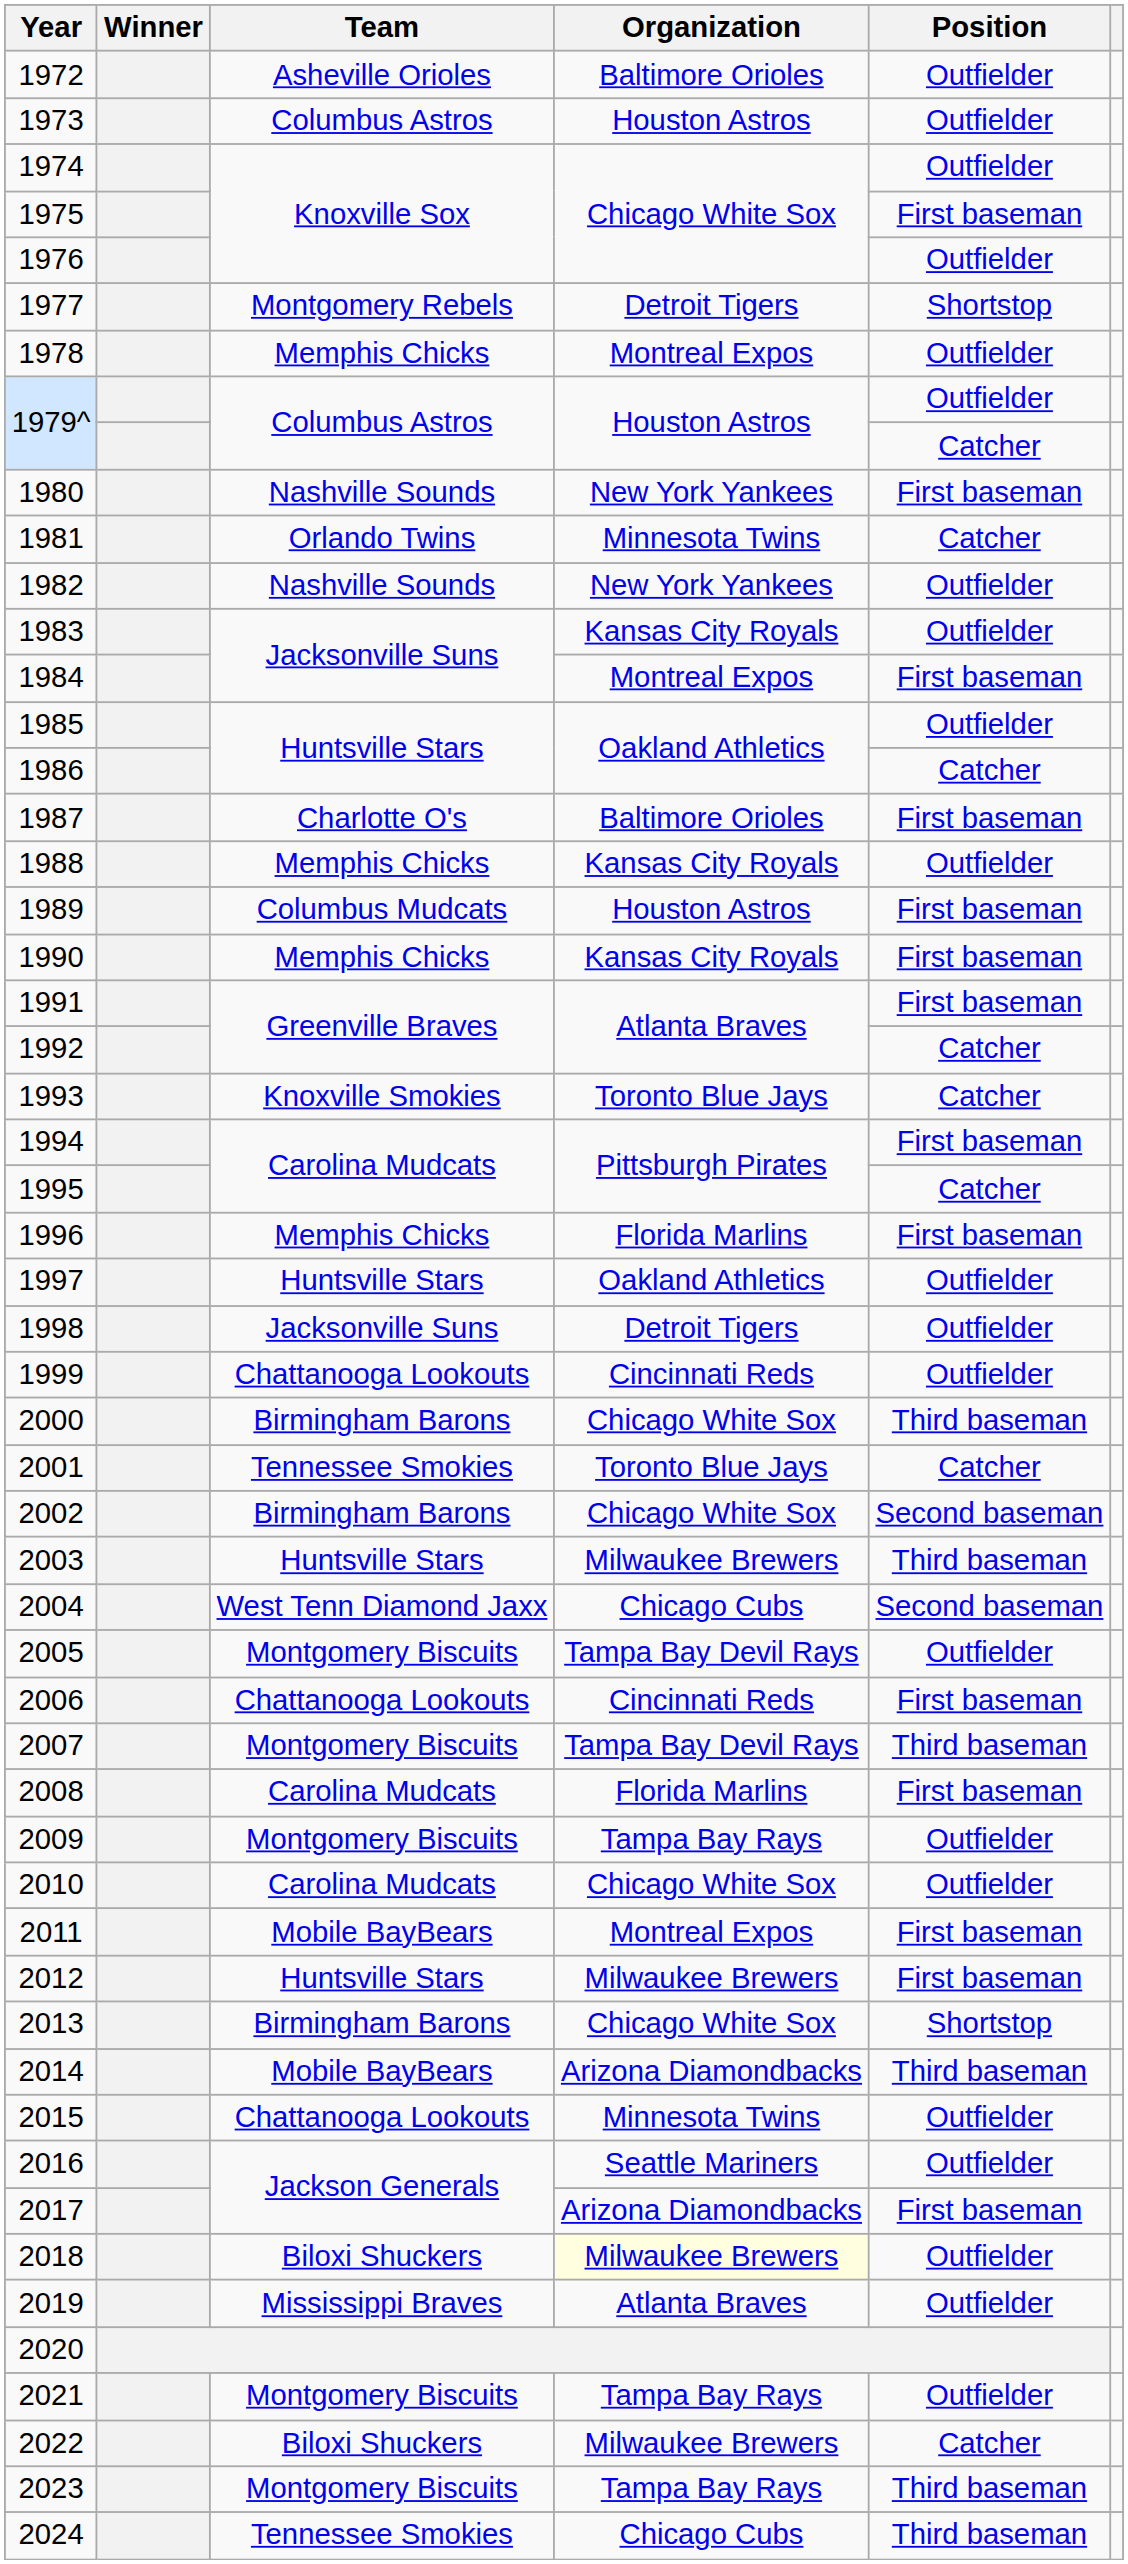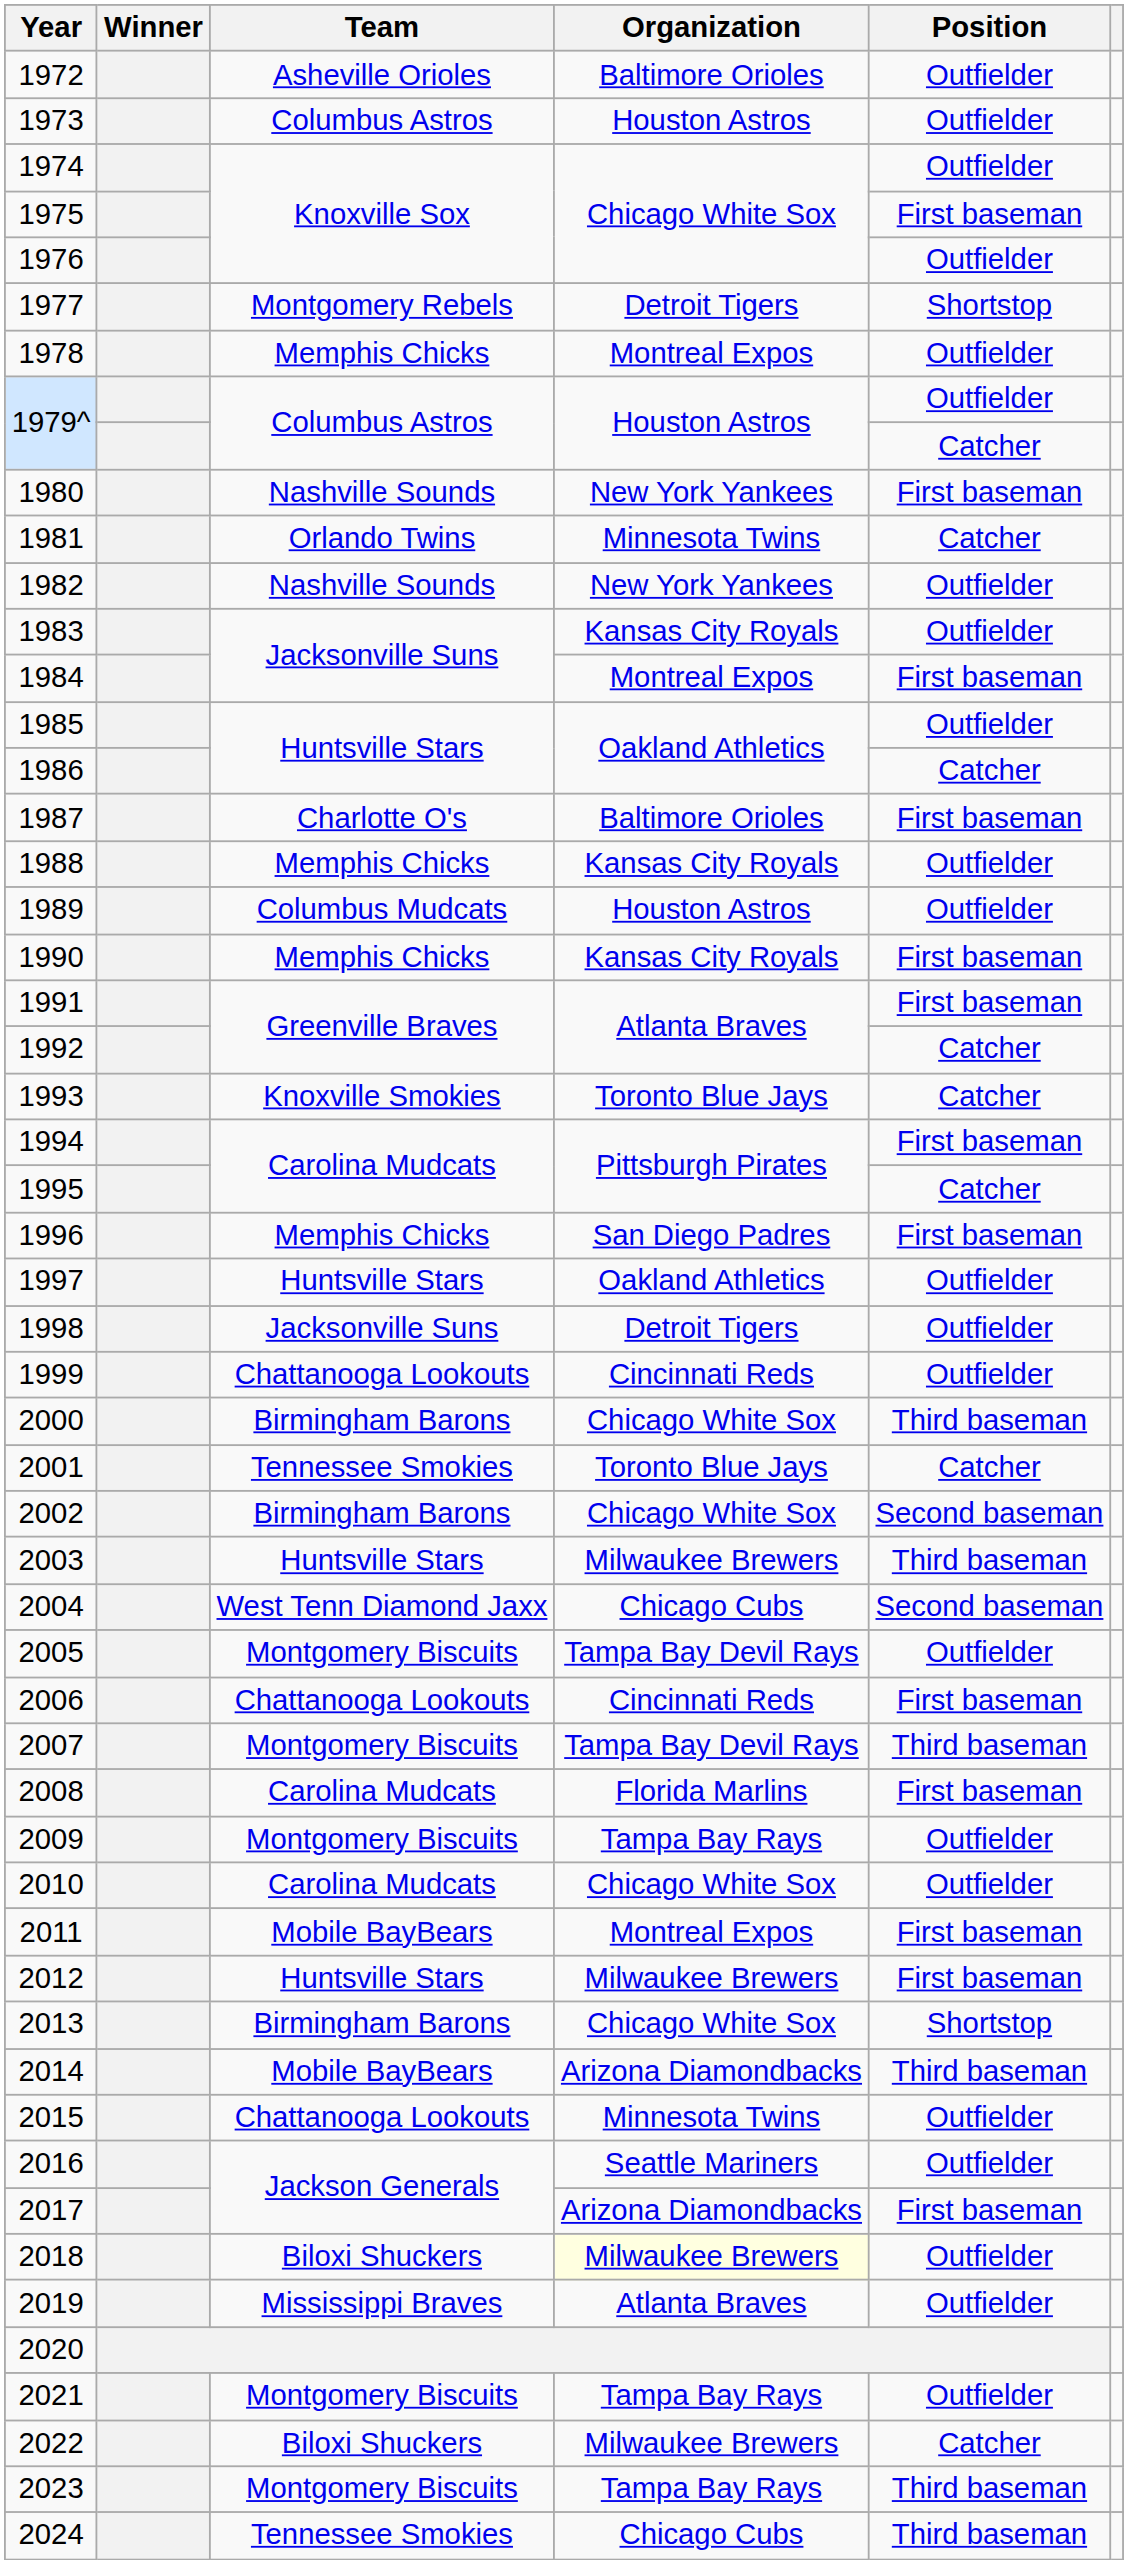(989, 910) First baseman -> (989, 910) Outfielder
(711, 1235) Florida Marlins -> (711, 1235) San Diego Padres
